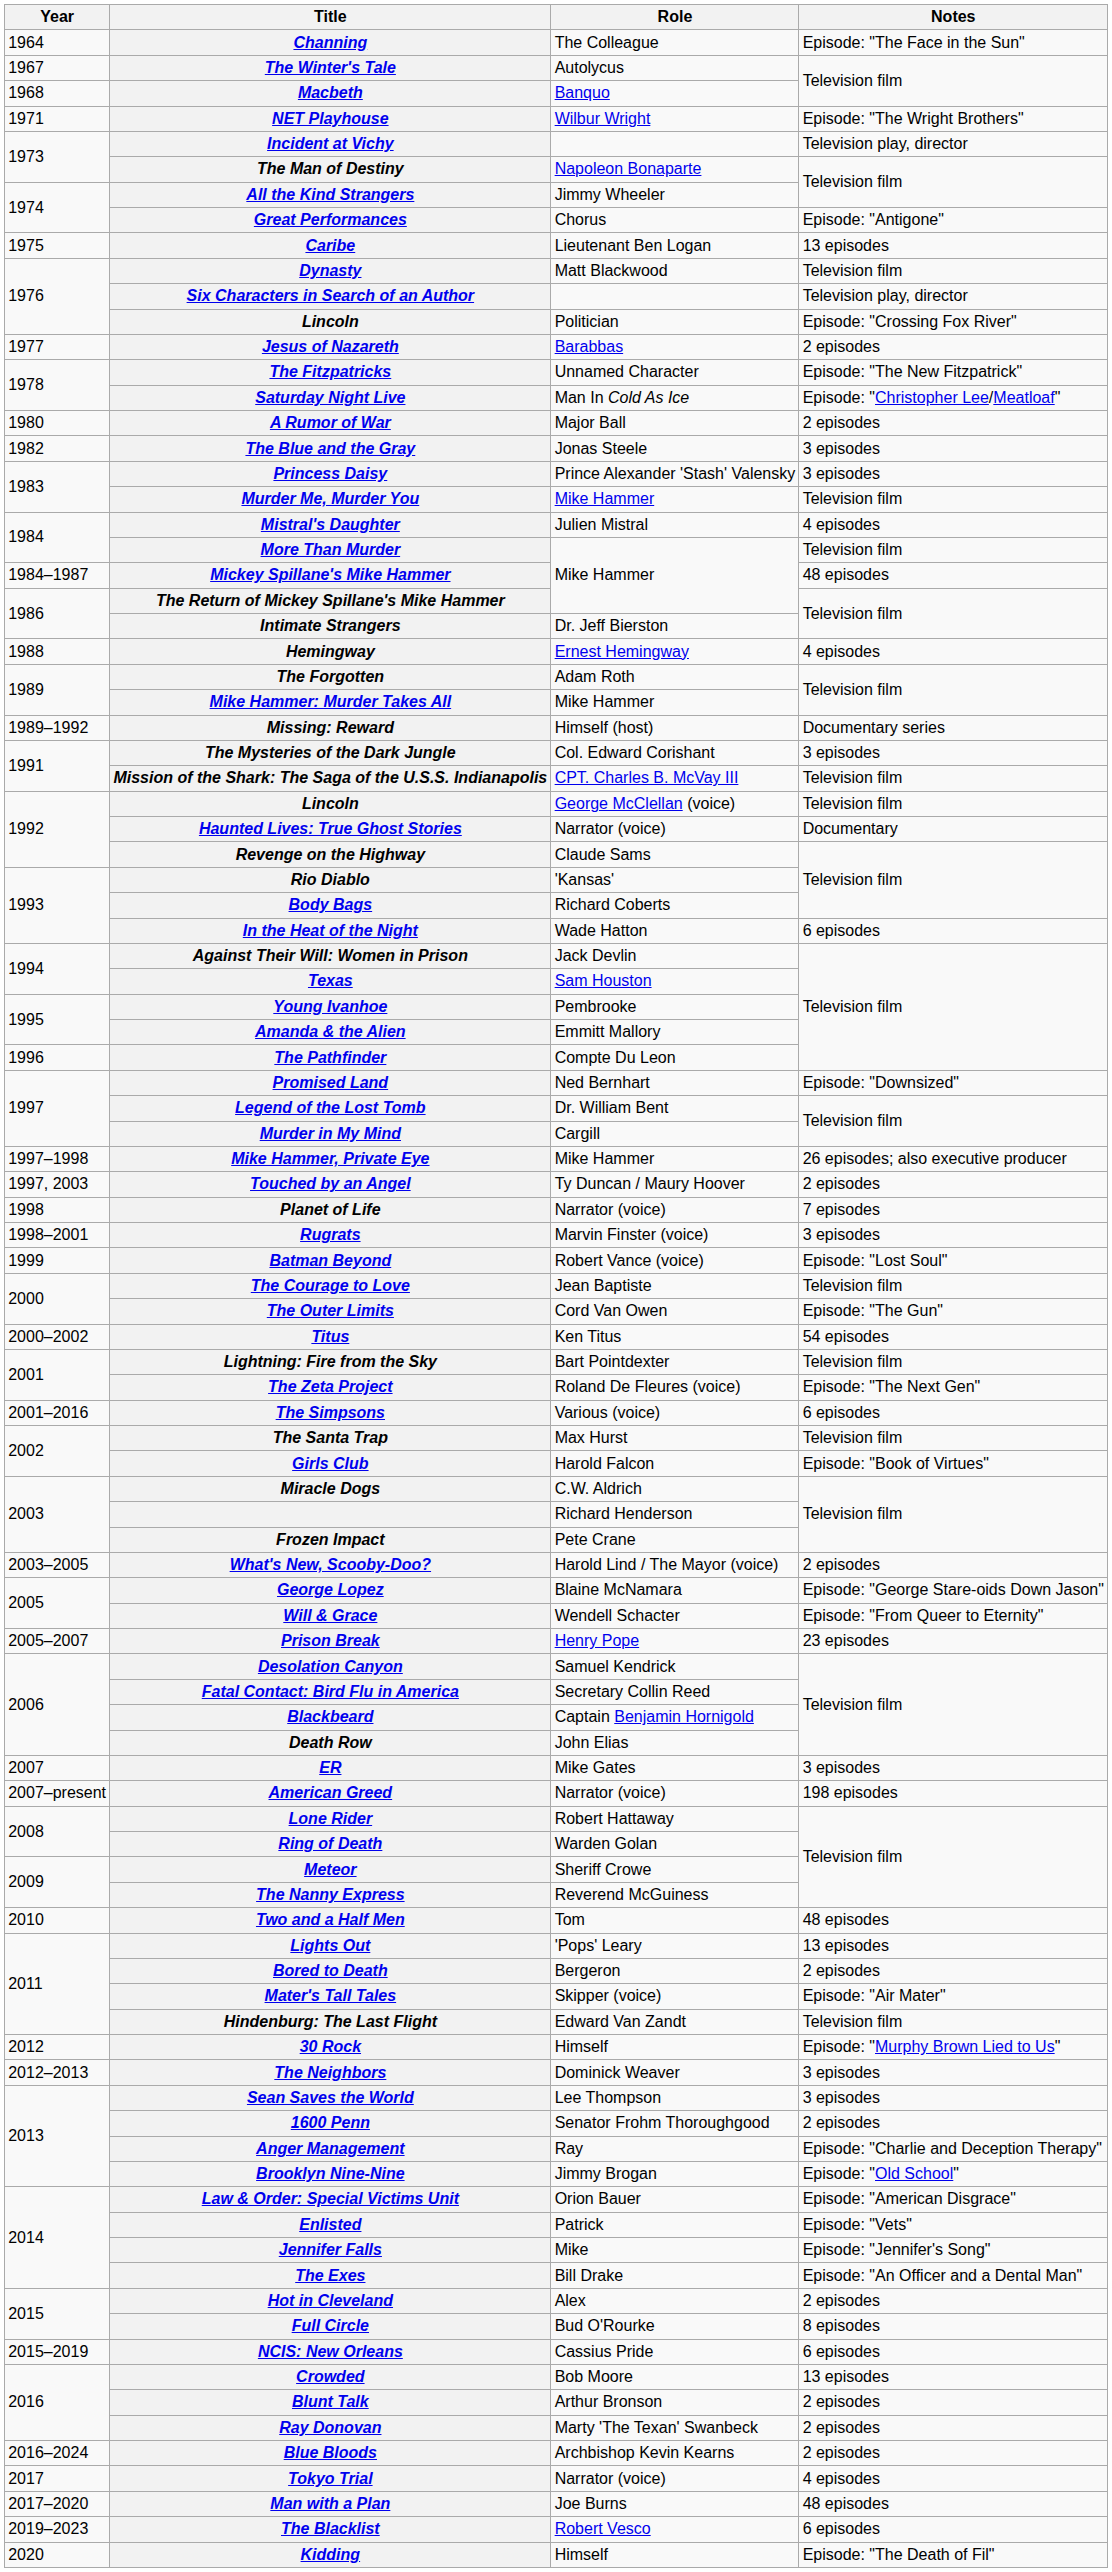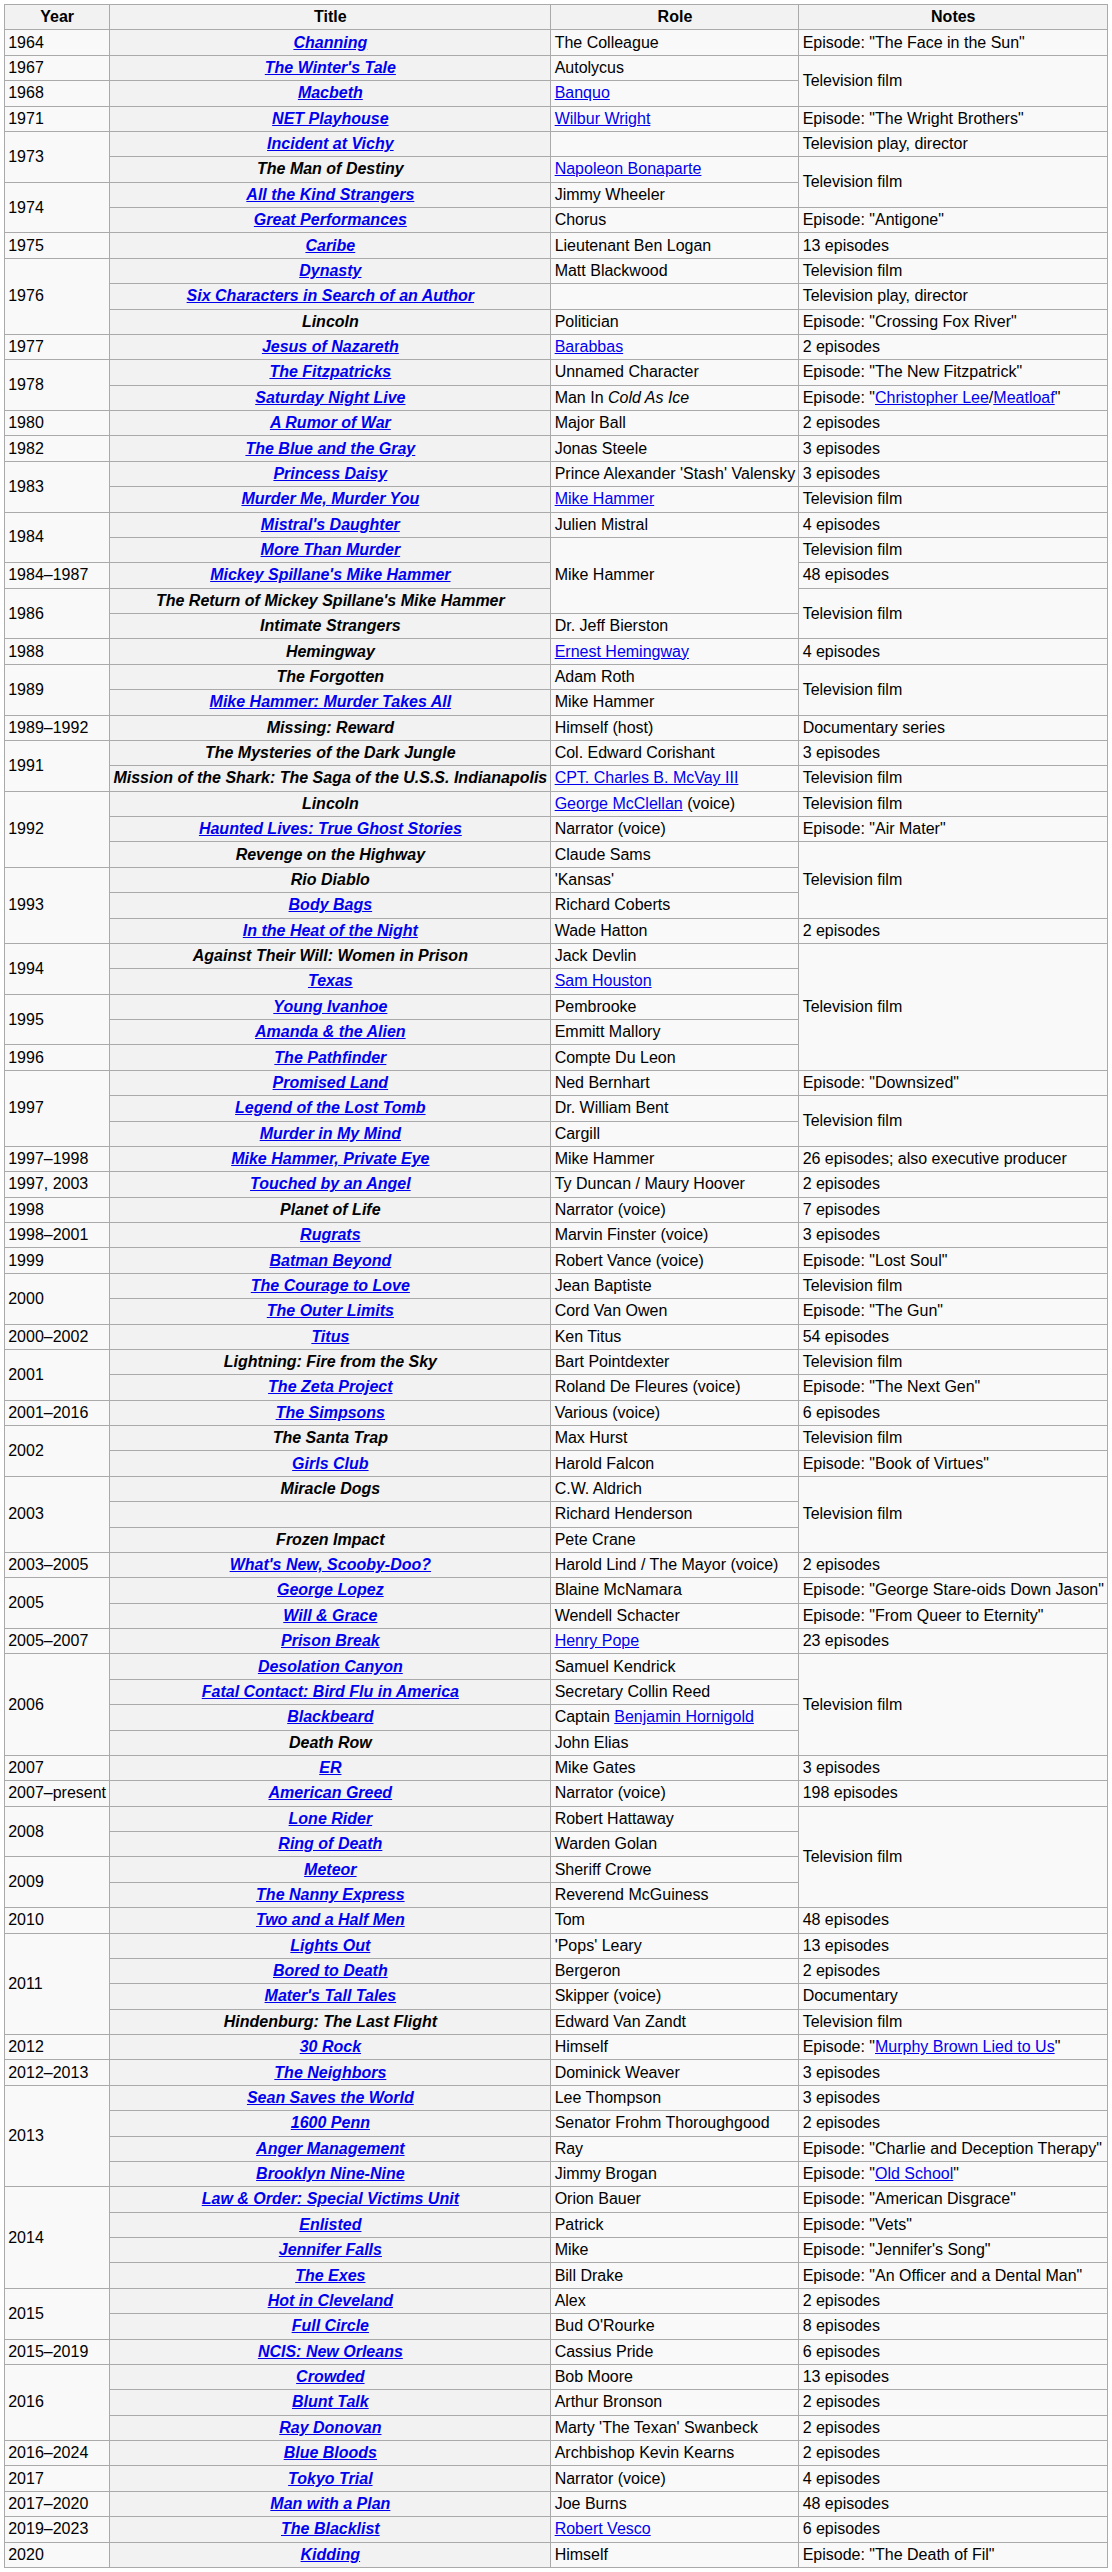(850, 829) Documentary -> (874, 829) Episode: "Air Mater"
(841, 930) 6 episodes -> (841, 930) 2 episodes
(874, 1996) Episode: "Air Mater" -> (850, 1996) Documentary
